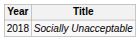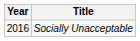(18, 28) 2018 -> (18, 28) 2016
